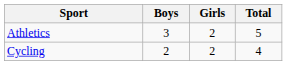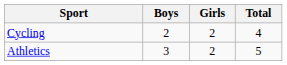rows swapped: (28, 32) <-> (26, 51)
